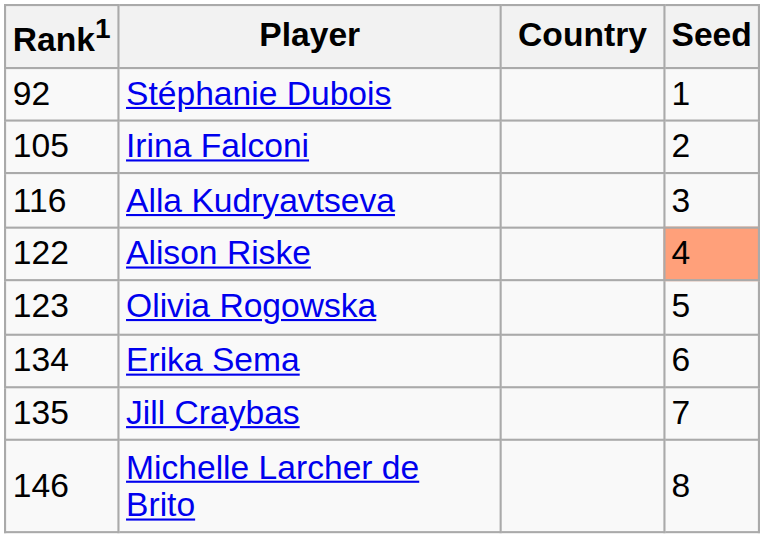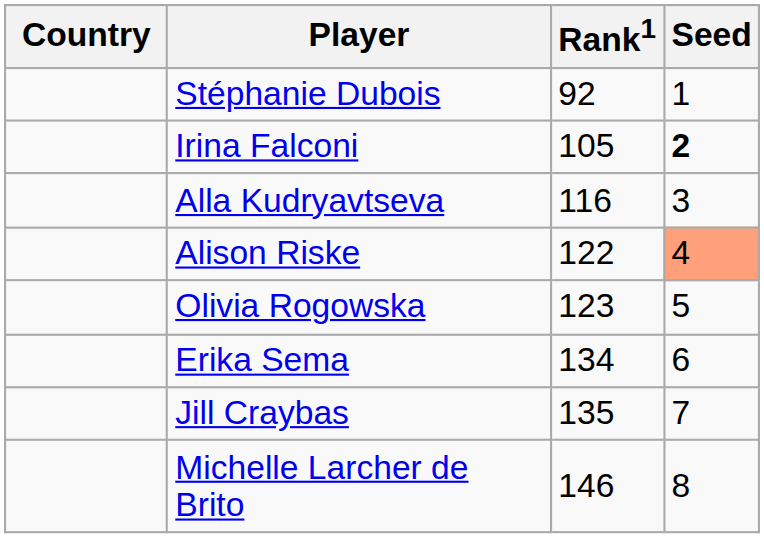columns swapped: (583, 35) <-> (62, 35)
(681, 146) normal -> (681, 146) bold
